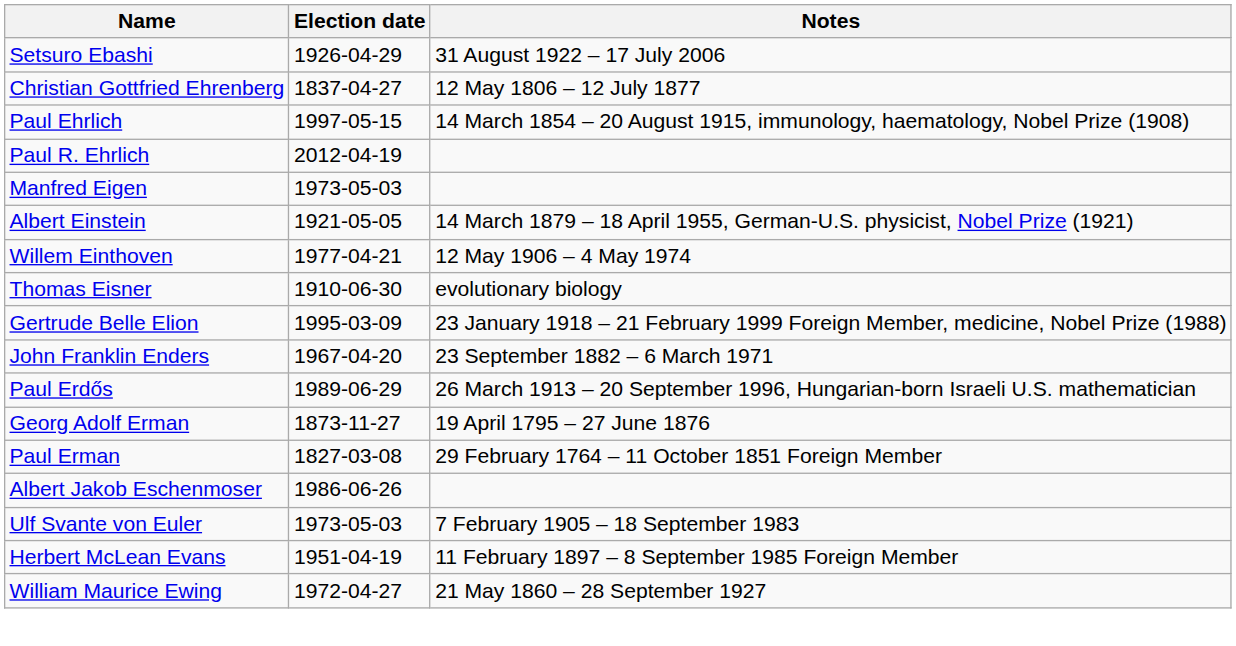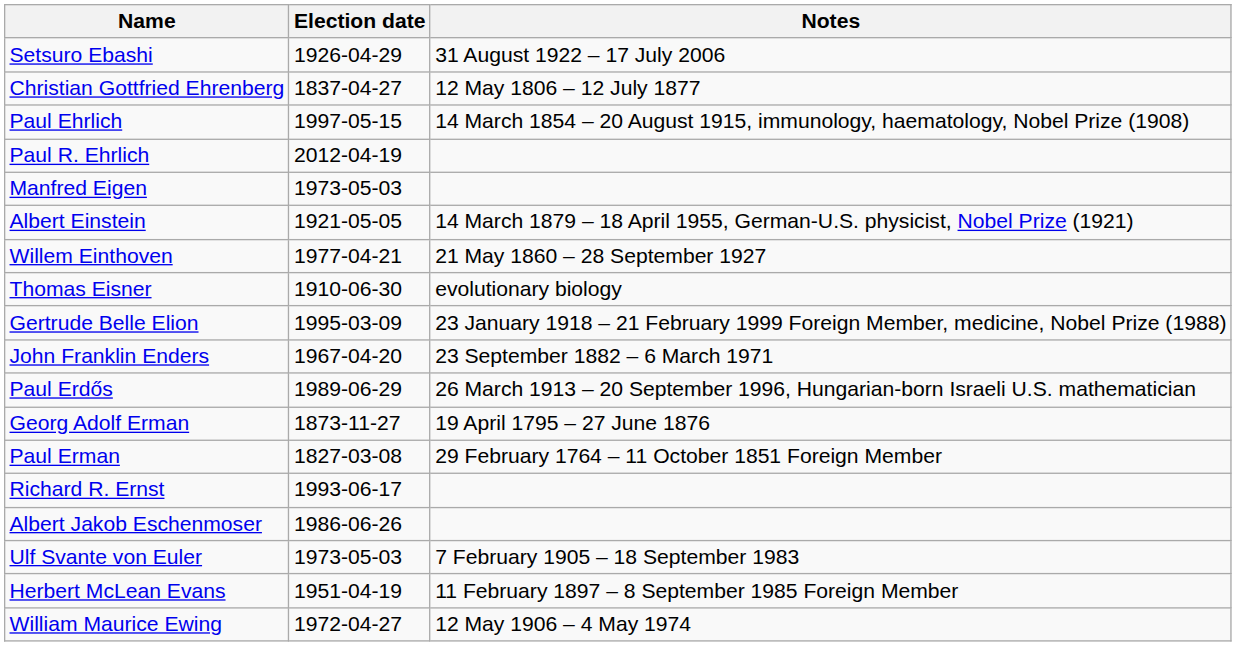(563, 255) 12 May 1906 – 4 May 1974 -> (601, 255) 21 May 1860 – 28 September 1927
+ row: (87, 490)
(601, 590) 21 May 1860 – 28 September 1927 -> (563, 624) 12 May 1906 – 4 May 1974
